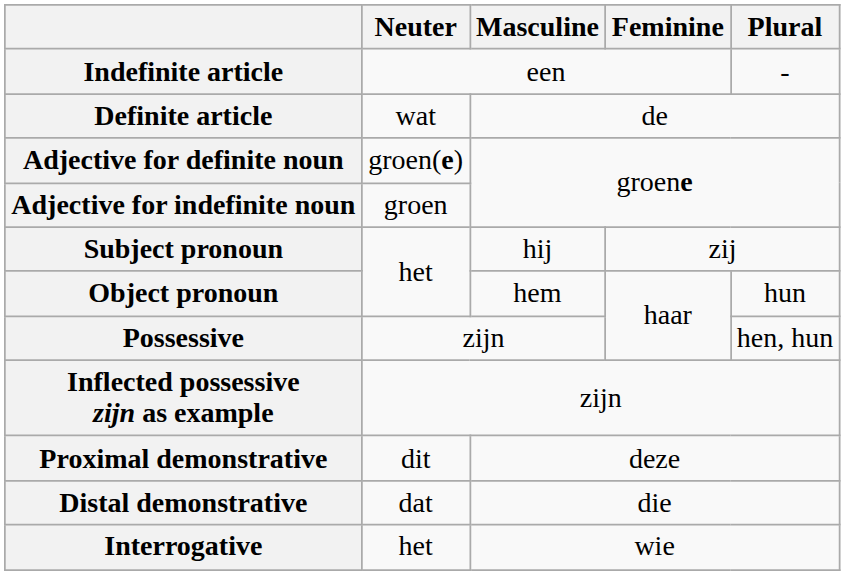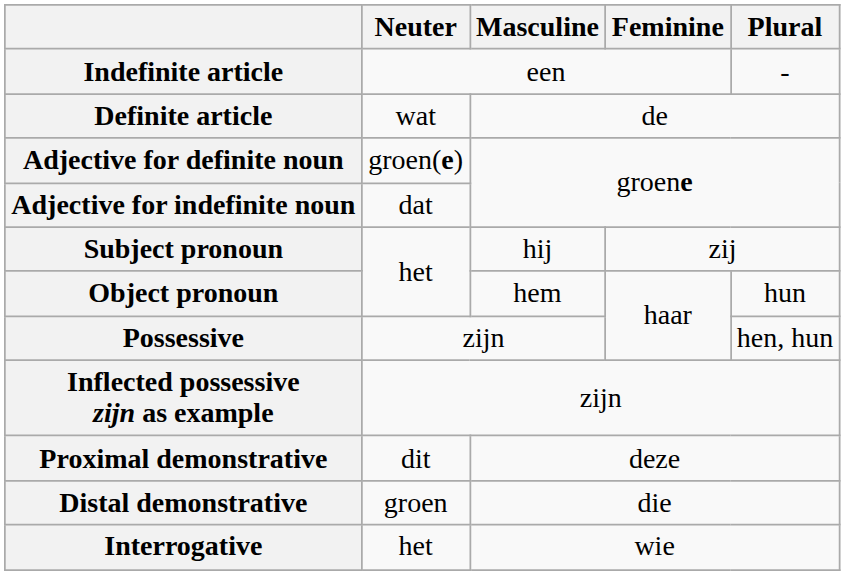(416, 204) groen -> (416, 204) dat
(416, 502) dat -> (416, 502) groen
